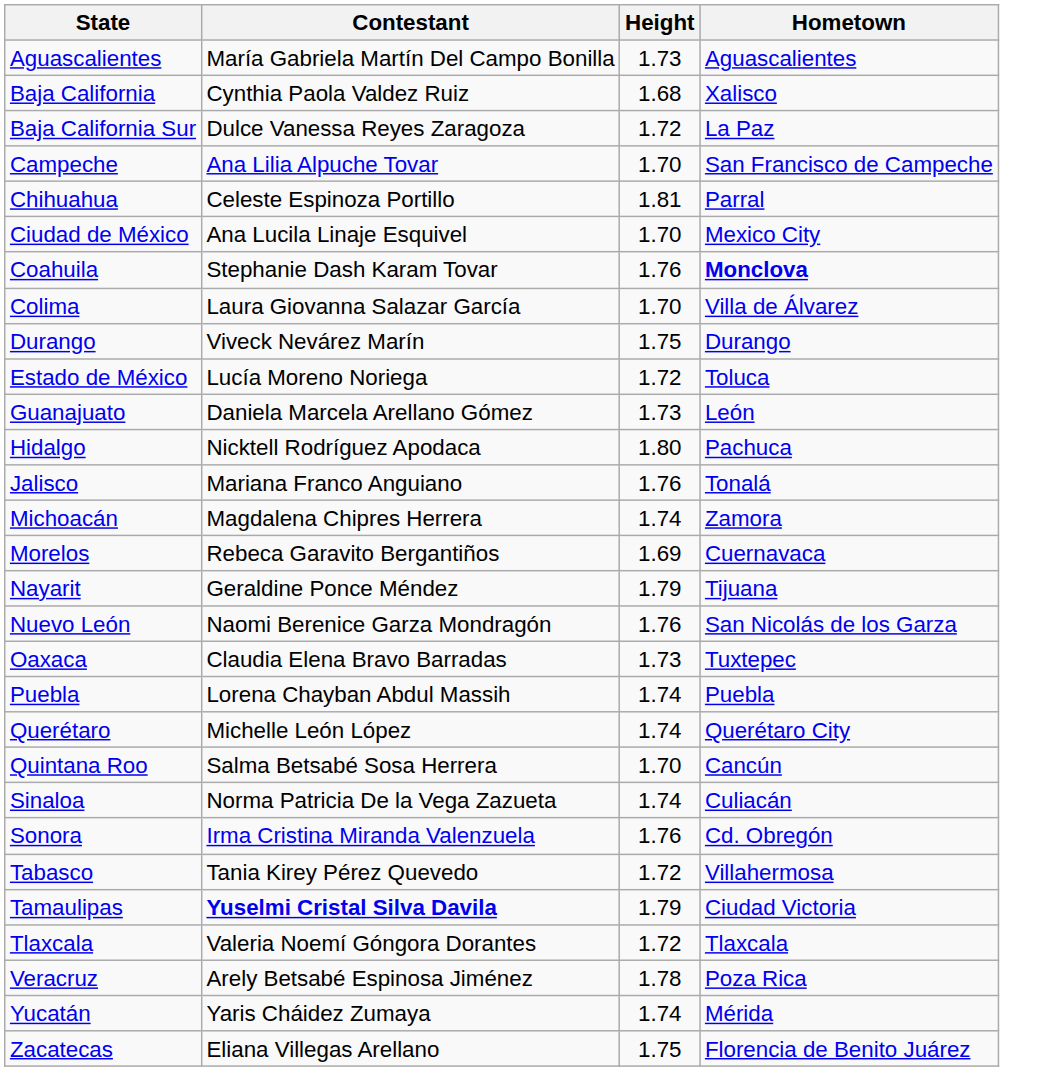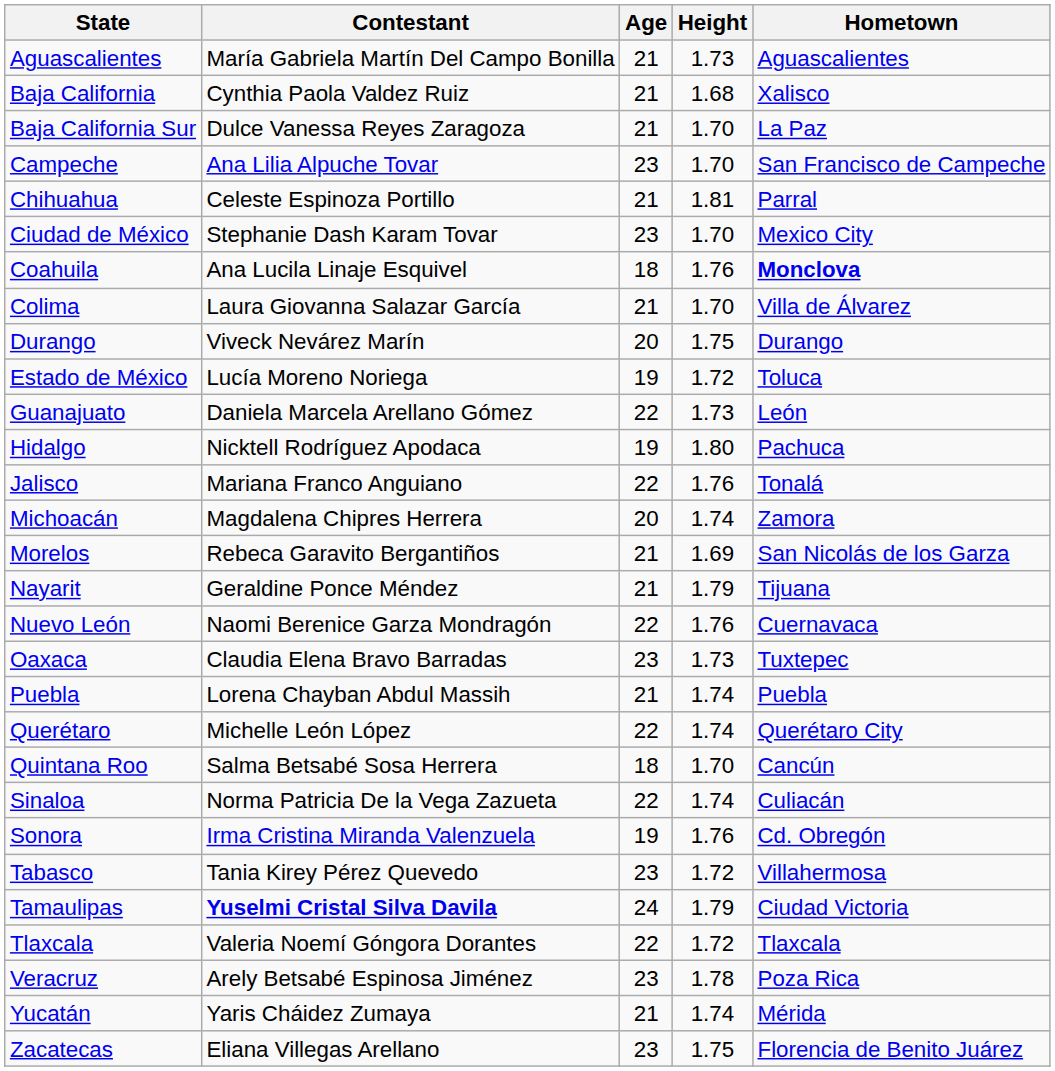+ column: (646, 23)
(660, 129) 1.72 -> (712, 129) 1.70
(337, 235) Ana Lucila Linaje Esquivel -> (352, 235) Stephanie Dash Karam Tovar
(352, 270) Stephanie Dash Karam Tovar -> (337, 270) Ana Lucila Linaje Esquivel
(765, 553) Cuernavaca -> (883, 553) San Nicolás de los Garza
(831, 624) San Nicolás de los Garza -> (818, 624) Cuernavaca
